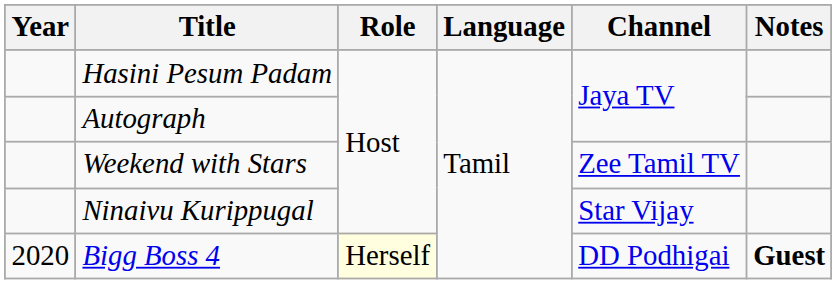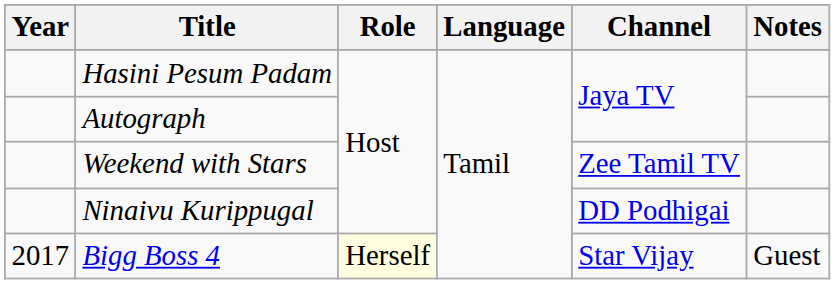(636, 210) Star Vijay -> (654, 210) DD Podhigai
(40, 255) 2020 -> (40, 255) 2017
(654, 255) DD Podhigai -> (636, 255) Star Vijay
(789, 255) bold -> (787, 255) normal
